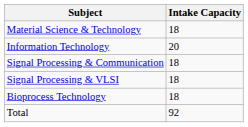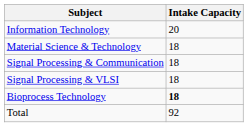rows swapped: (74, 29) <-> (58, 46)
(174, 96) normal -> (174, 96) bold
